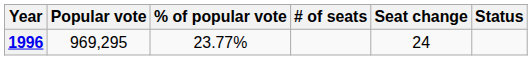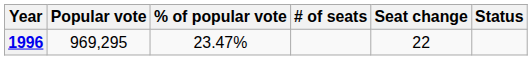(220, 42) 23.77% -> (220, 42) 23.47%
(421, 42) 24 -> (421, 42) 22
